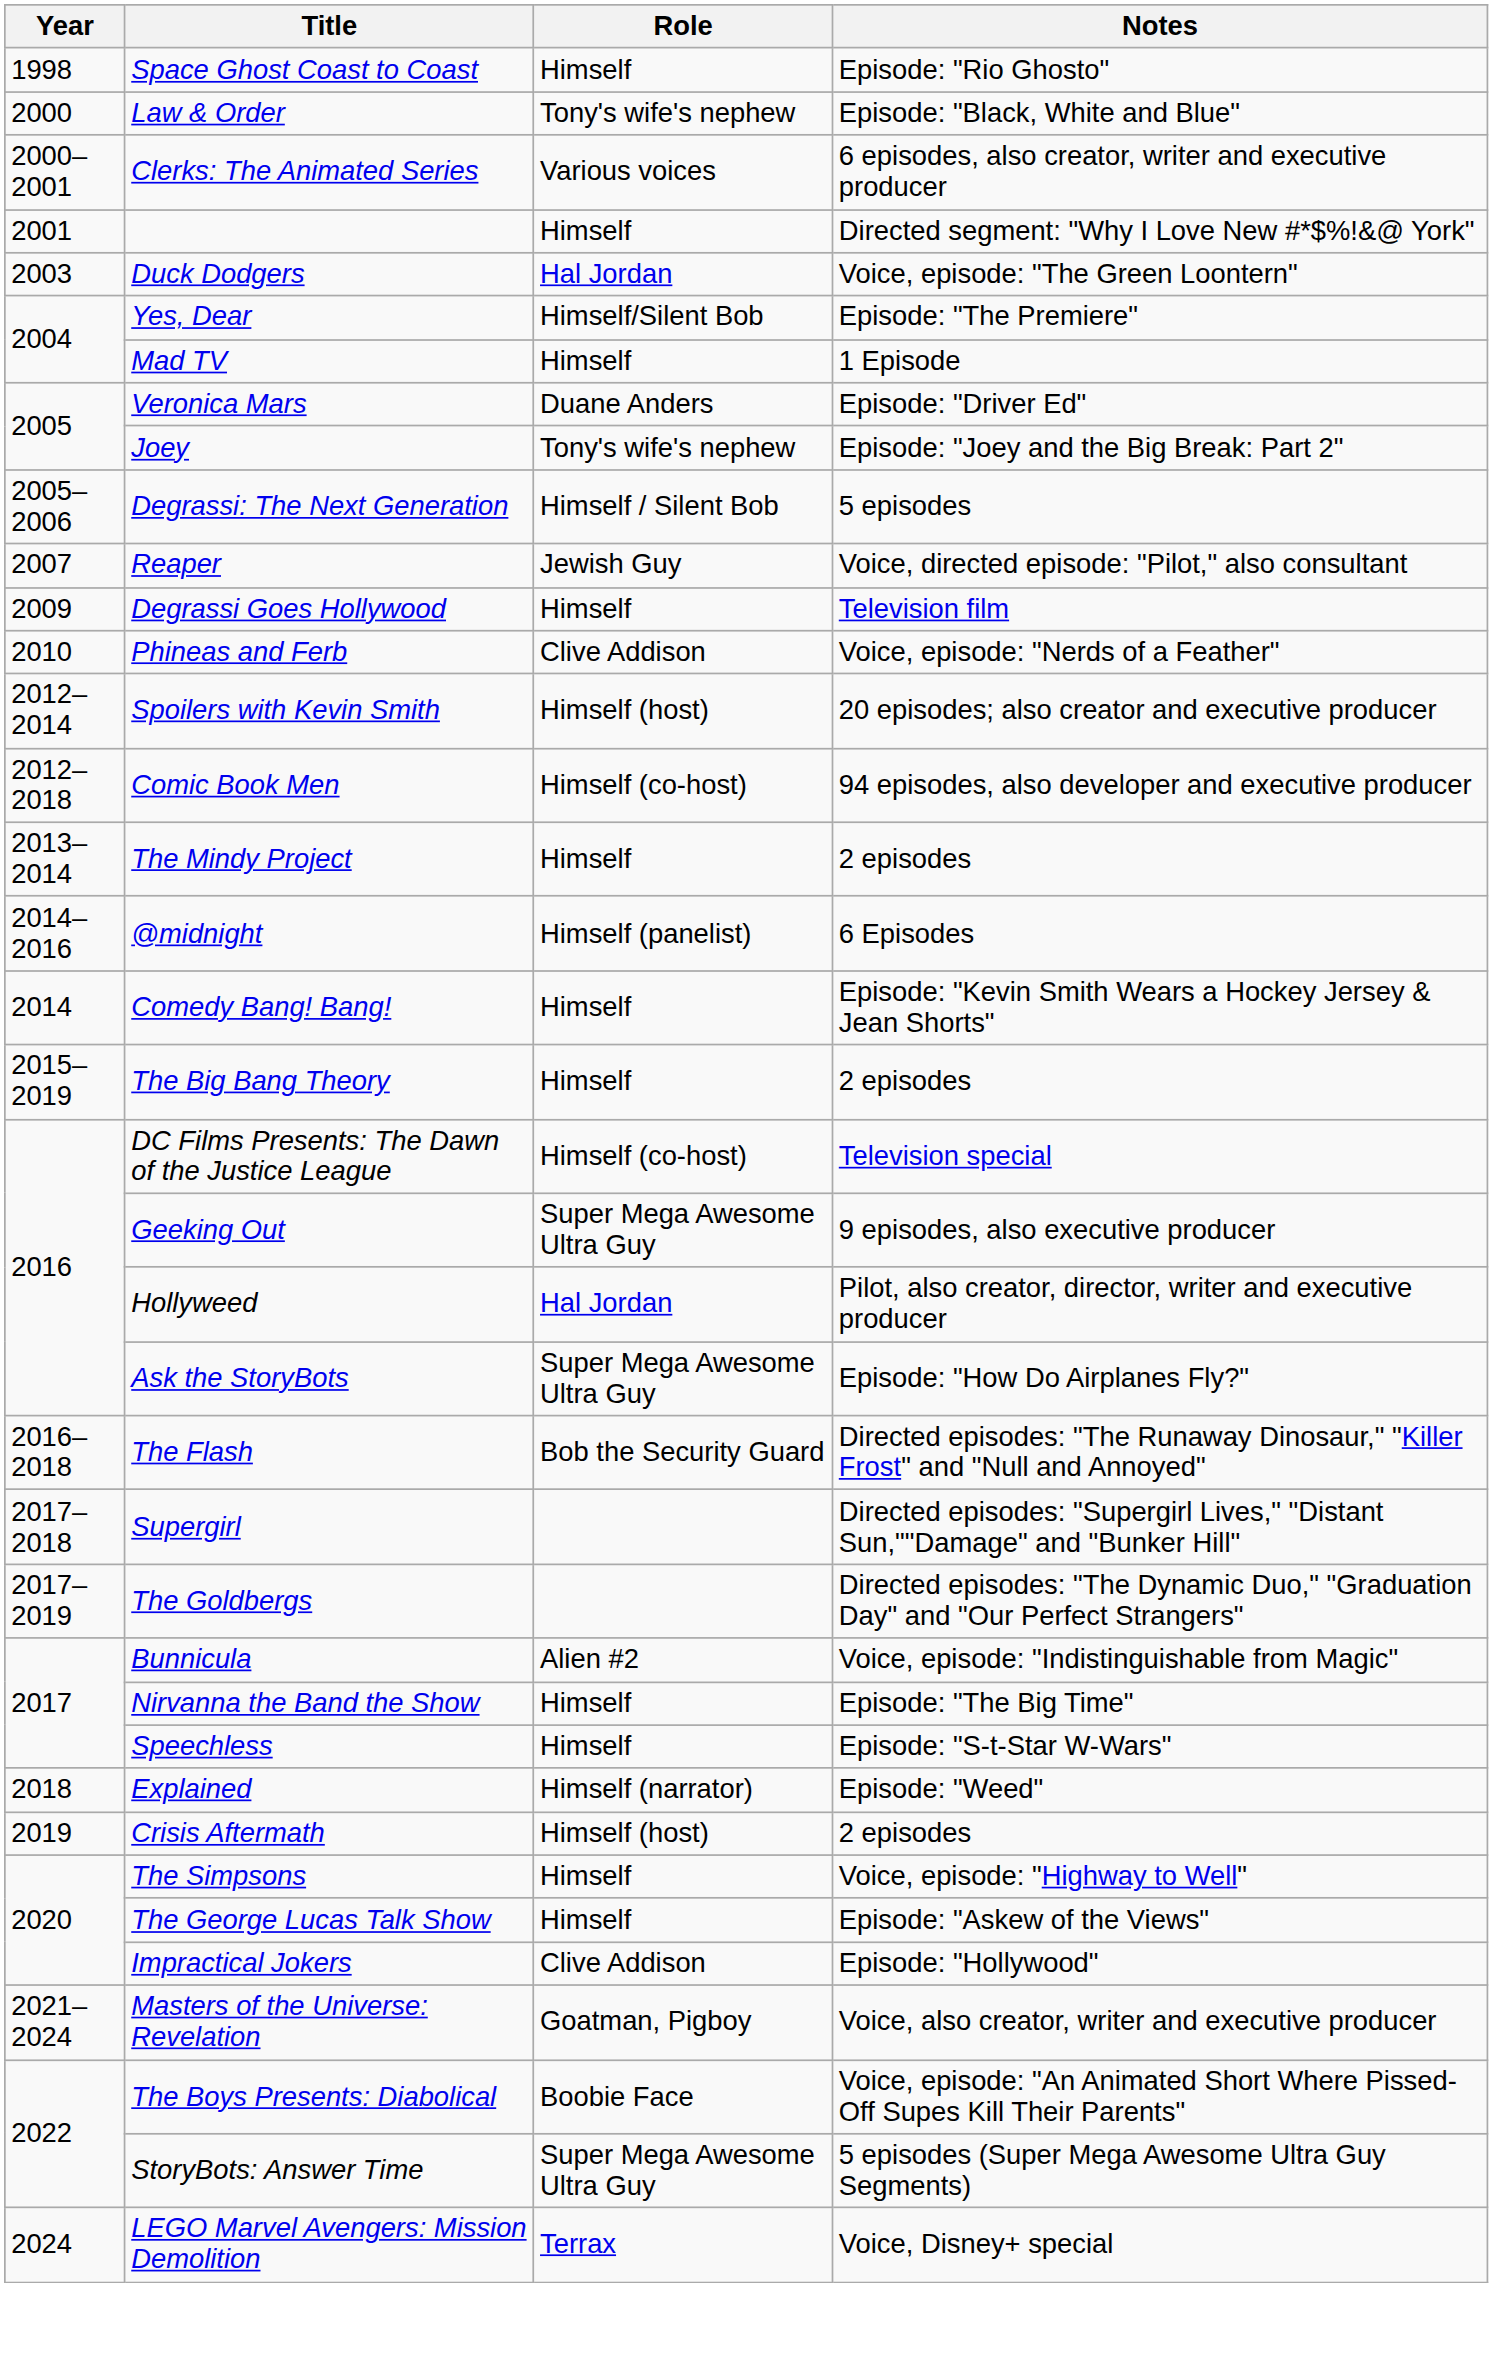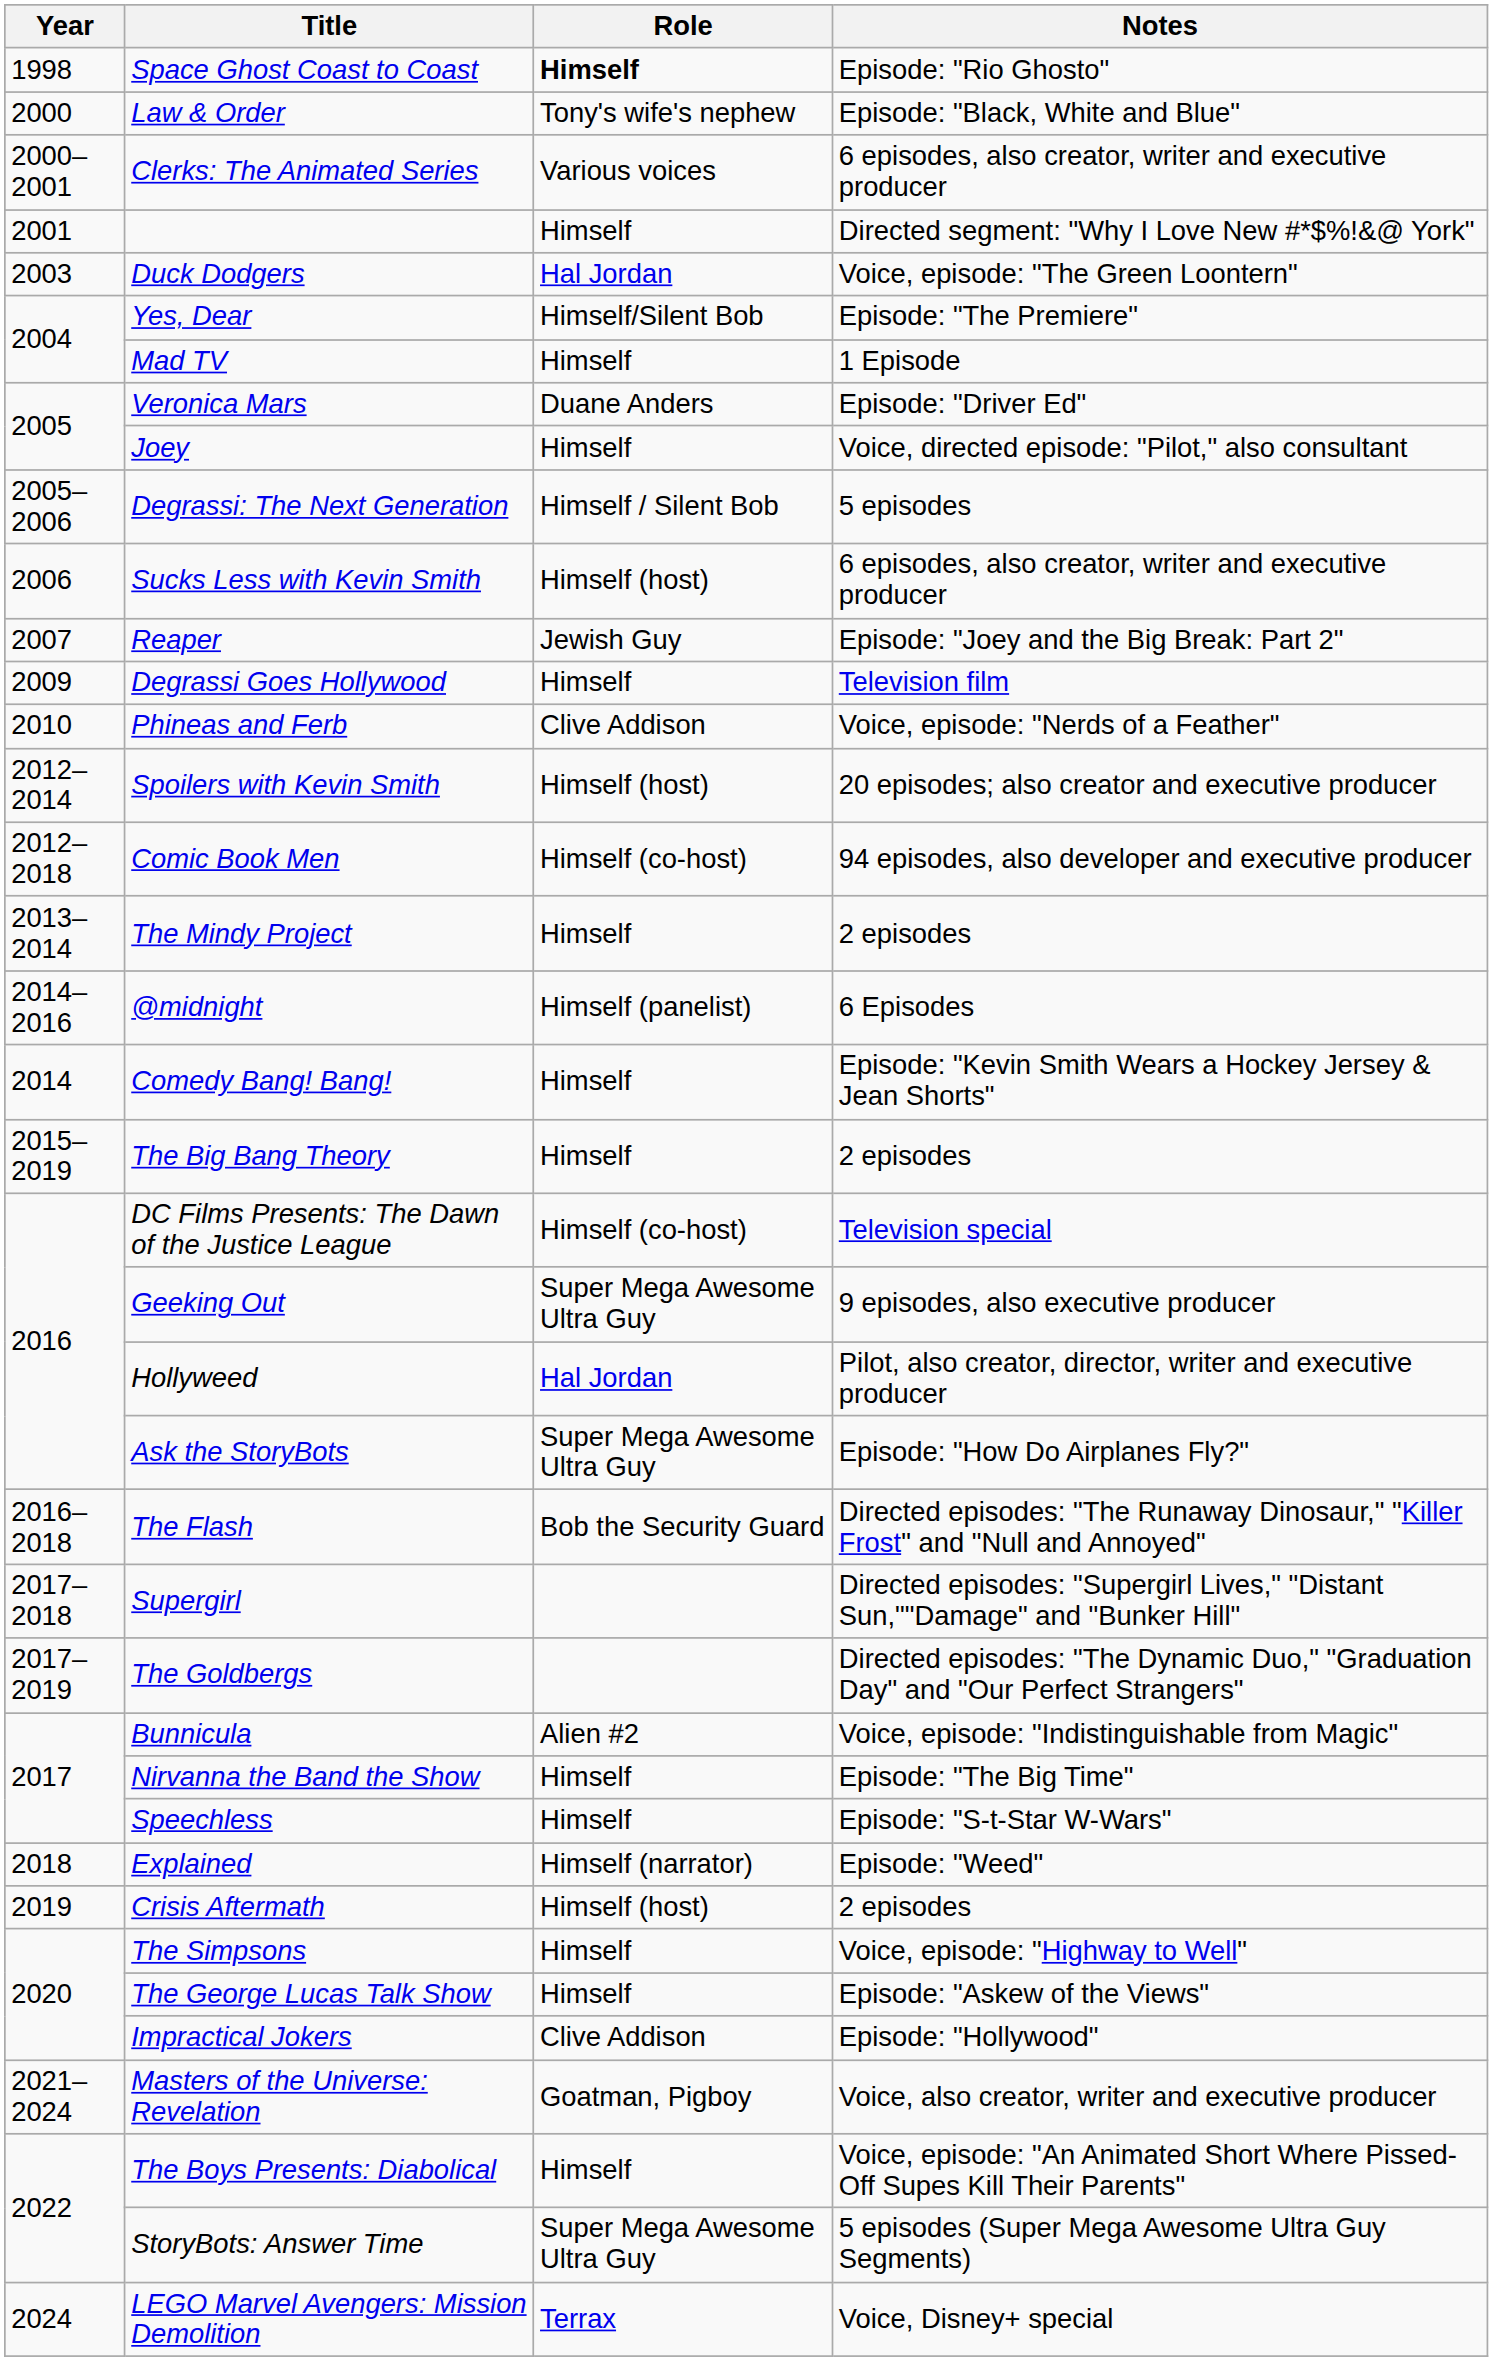(586, 69) normal -> (589, 69) bold
(668, 447) Tony's wife's nephew -> (586, 447) Himself
(1091, 447) Episode: "Joey and the Big Break: Part 2" -> (1123, 447) Voice, directed episode: "Pilot," also consultant
+ row: (306, 580)
(1123, 565) Voice, directed episode: "Pilot," also consultant -> (1091, 639) Episode: "Joey and the Big Break: Part 2"
(617, 2096) Boobie Face -> (586, 2170) Himself
